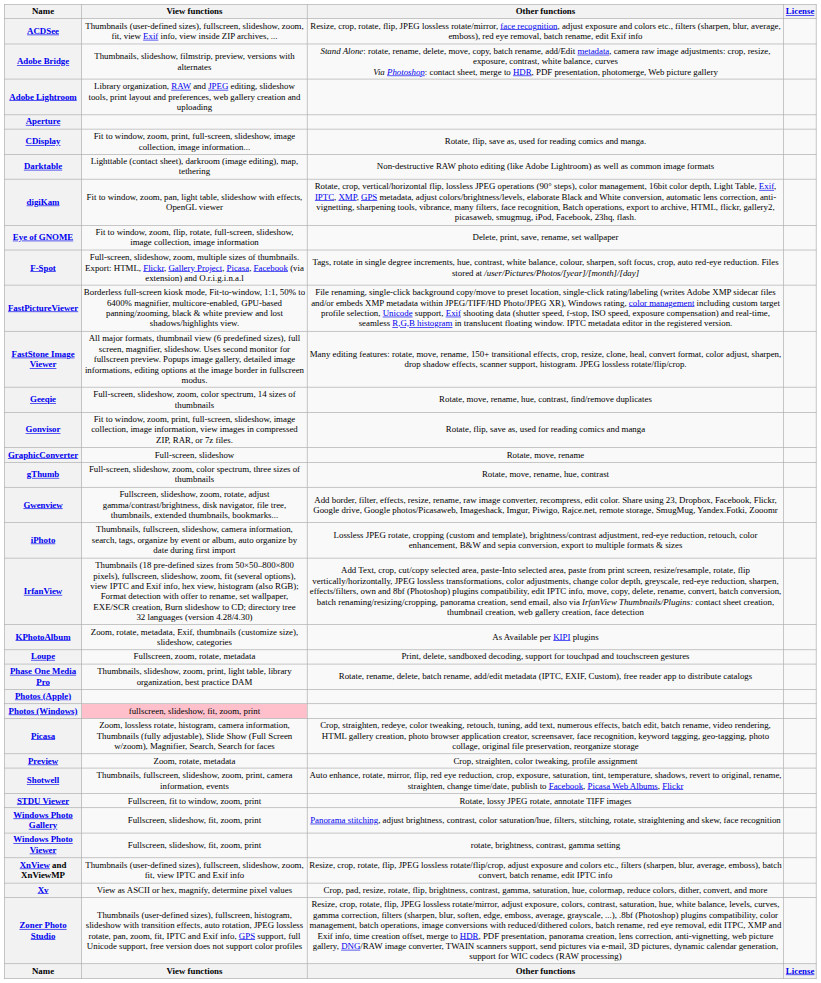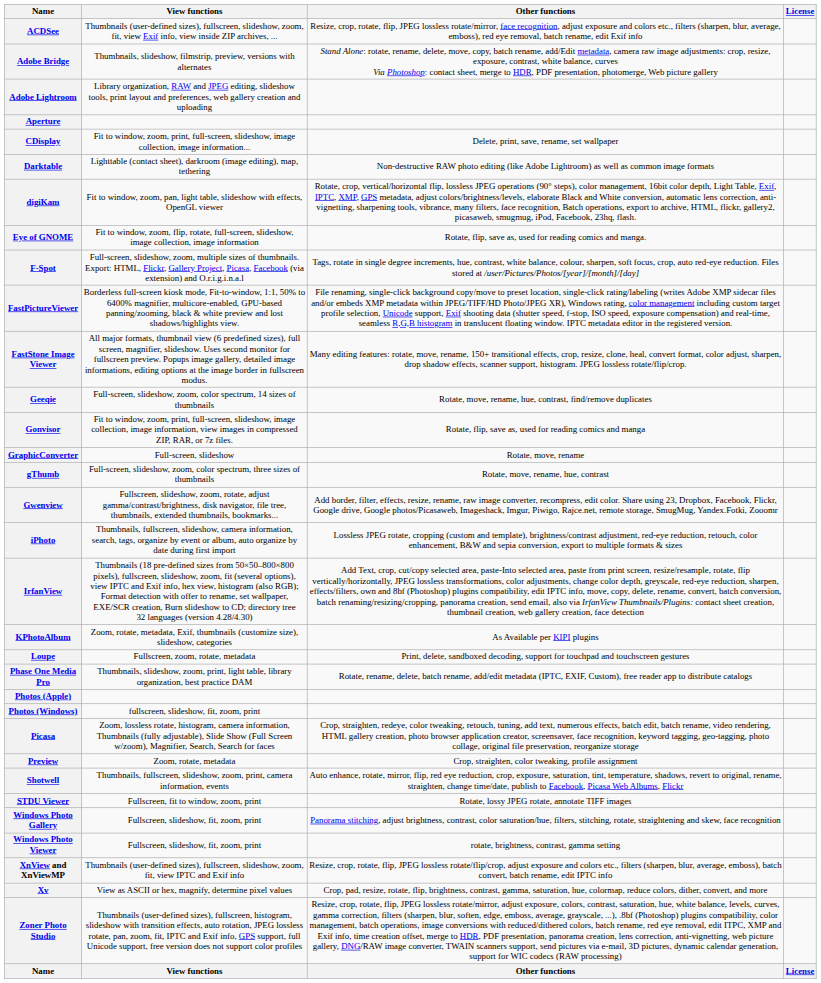(545, 141) Rotate, flip, save as, used for reading comics and manga. -> (545, 141) Delete, print, save, rename, set wallpaper
(545, 237) Delete, print, save, rename, set wallpaper -> (545, 237) Rotate, flip, save as, used for reading comics and manga.
(194, 710) pink background -> (194, 710) no background
